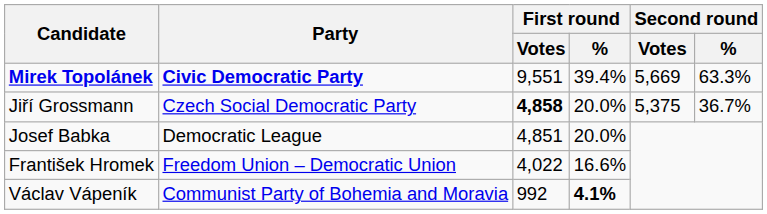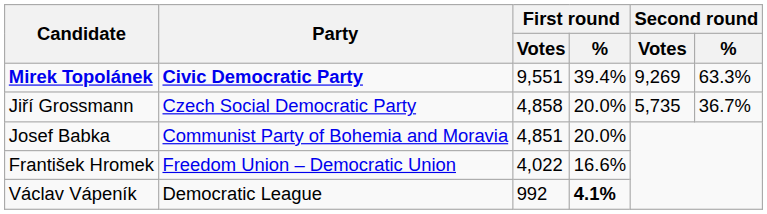(658, 77) 5,669 -> (658, 77) 9,269
(540, 106) bold -> (540, 106) normal
(658, 106) 5,375 -> (658, 106) 5,735
(242, 135) Democratic League -> (335, 135) Communist Party of Bohemia and Moravia
(335, 194) Communist Party of Bohemia and Moravia -> (242, 194) Democratic League
